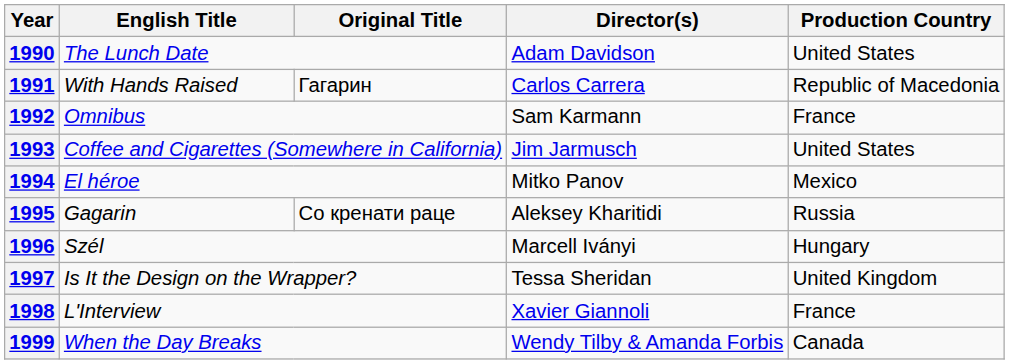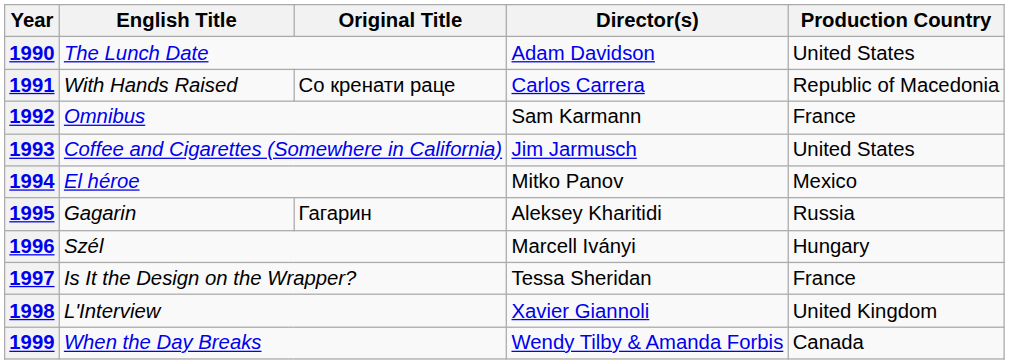(335, 85) Гагарин -> (377, 85) Со кренати раце
(377, 213) Со кренати раце -> (335, 213) Гагарин
(865, 278) United Kingdom -> (824, 278) France
(824, 310) France -> (865, 310) United Kingdom
